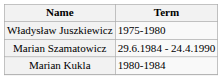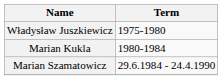rows swapped: (60, 65) <-> (60, 48)
